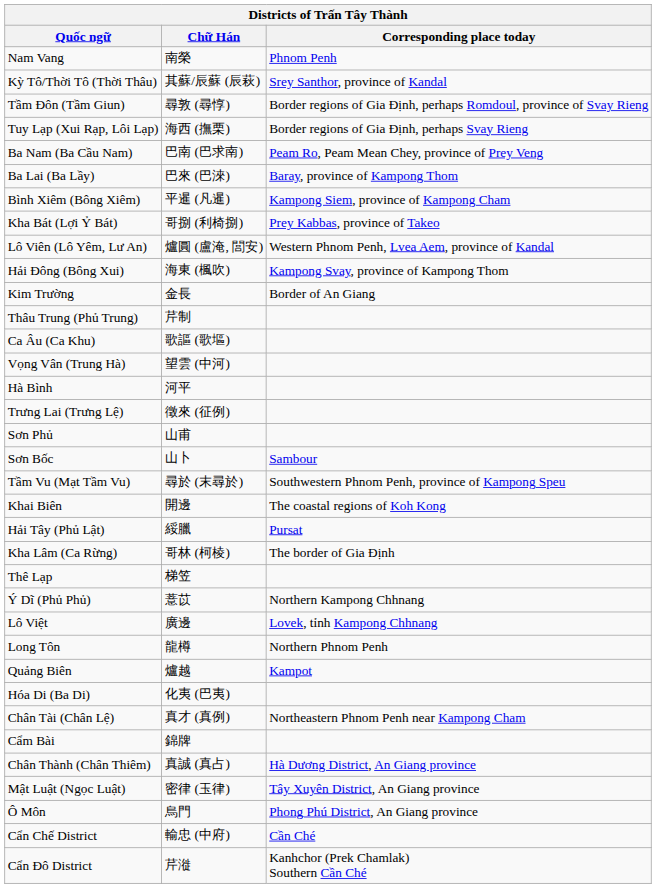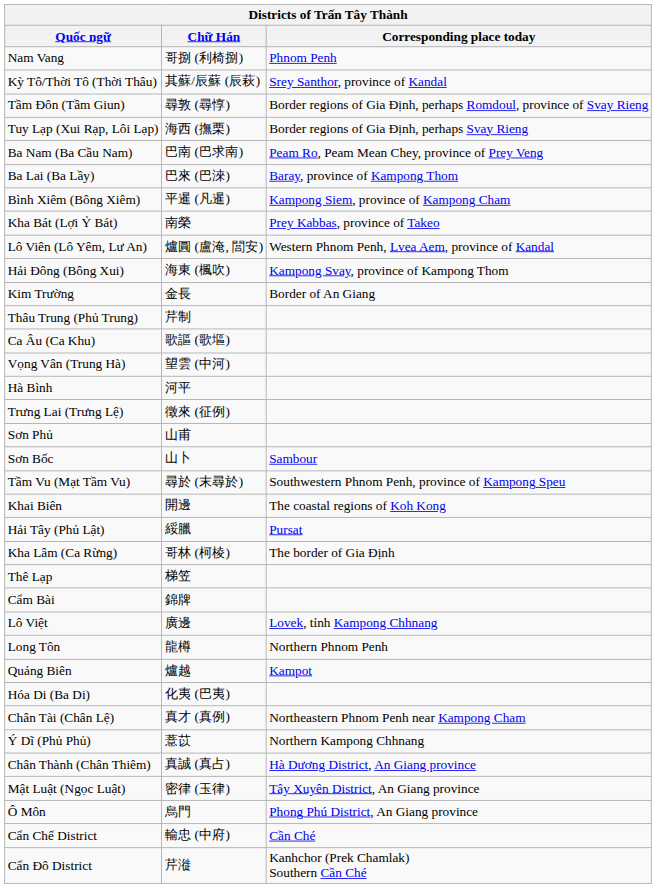(178, 57) 南榮 -> (204, 57) 哥捌 (利椅捌)
(204, 222) 哥捌 (利椅捌) -> (178, 222) 南榮
rows swapped: (31, 741) <-> (49, 600)
